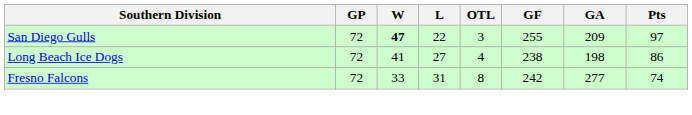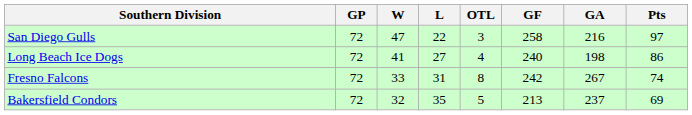(398, 36) bold -> (398, 36) normal
(533, 36) 255 -> (533, 36) 258
(595, 36) 209 -> (595, 36) 216
(533, 57) 238 -> (533, 57) 240
(595, 78) 277 -> (595, 78) 267
+ row: (62, 99)
